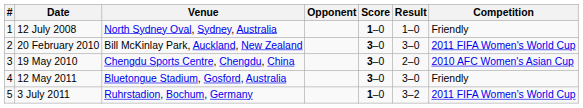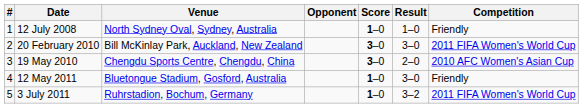(376, 78) 3–0 -> (376, 78) 1–0
